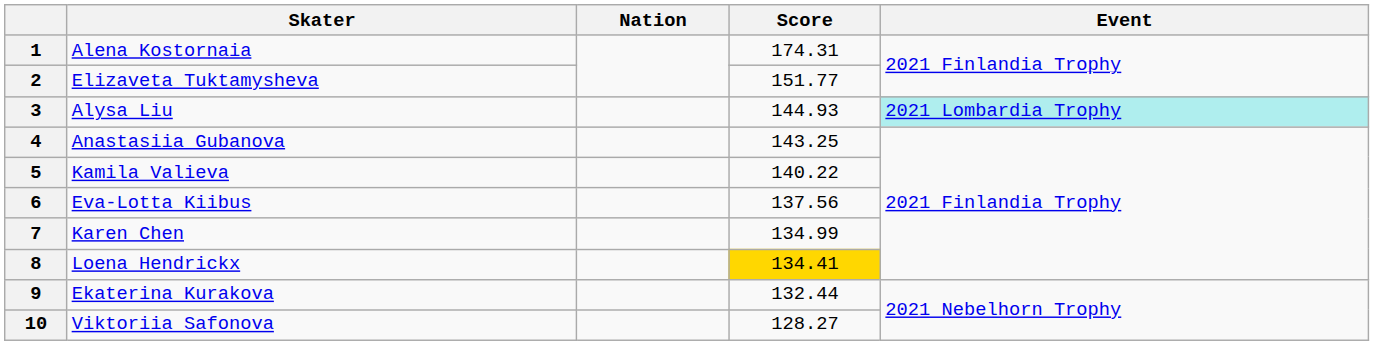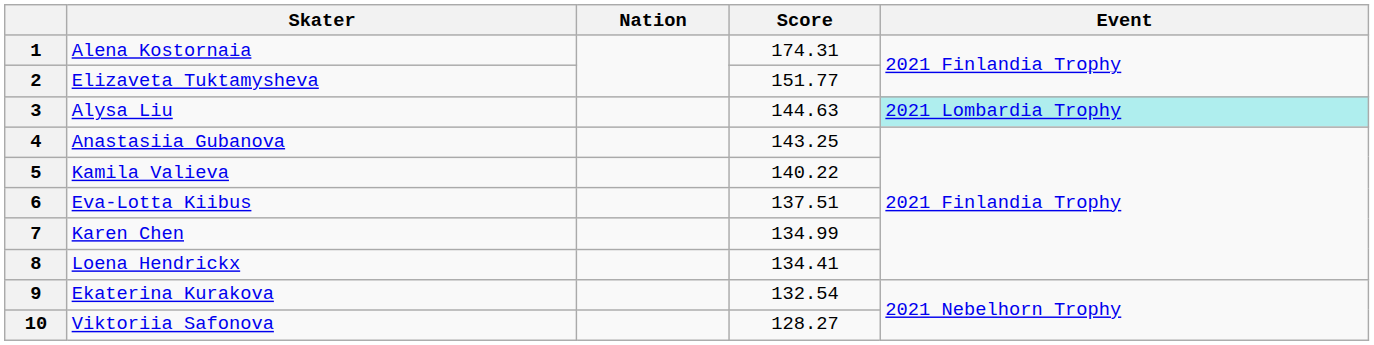(805, 112) 144.93 -> (805, 112) 144.63
(805, 203) 137.56 -> (805, 203) 137.51
(805, 264) gold background -> (805, 264) no background
(805, 295) 132.44 -> (805, 295) 132.54
